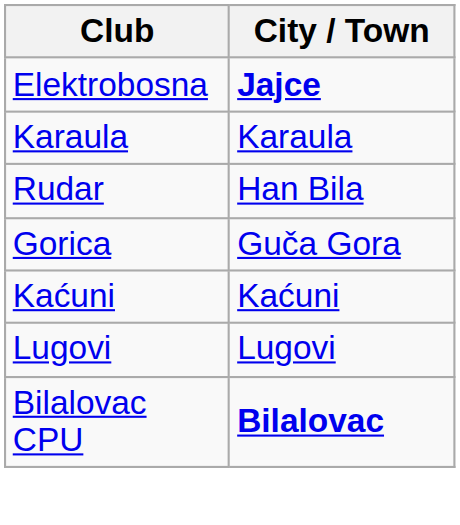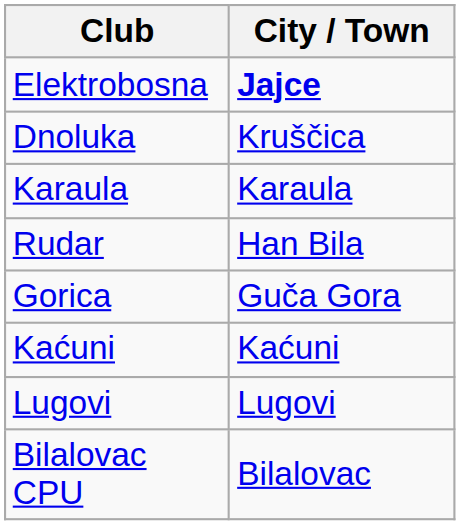+ row: (74, 137)
(311, 421) bold -> (304, 474) normal
